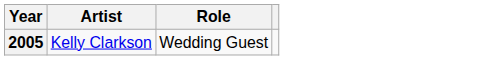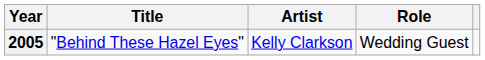+ column: (147, 17)
